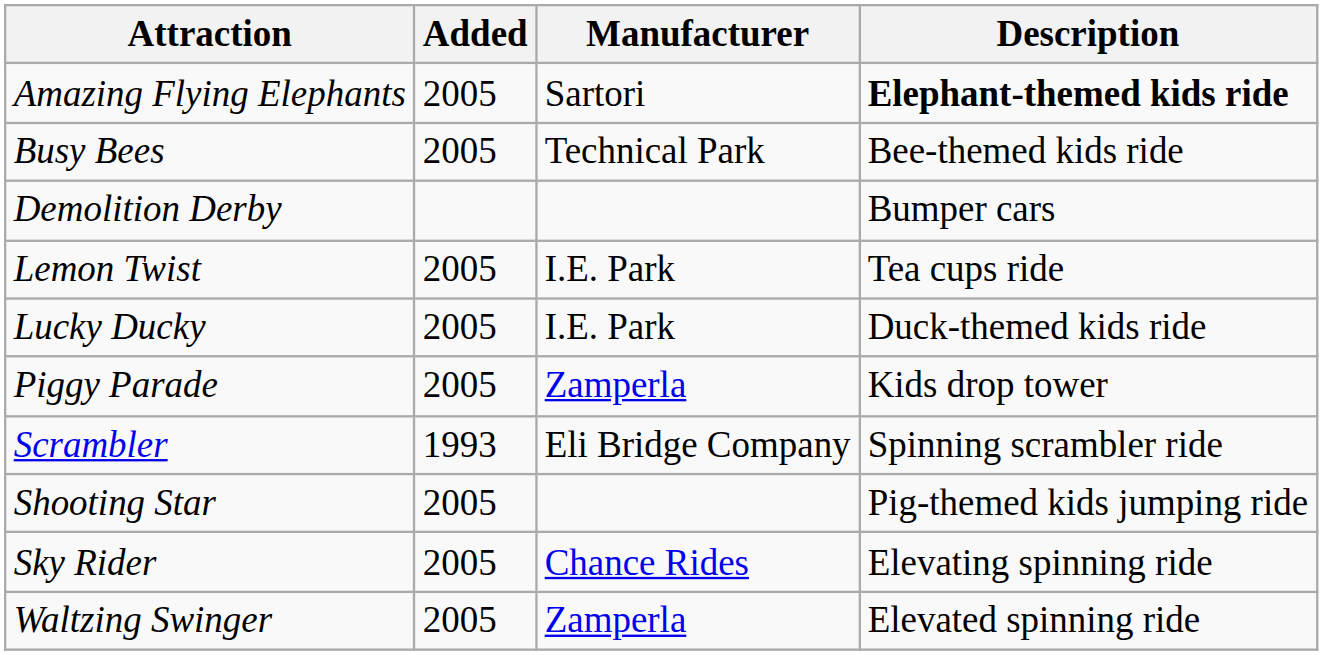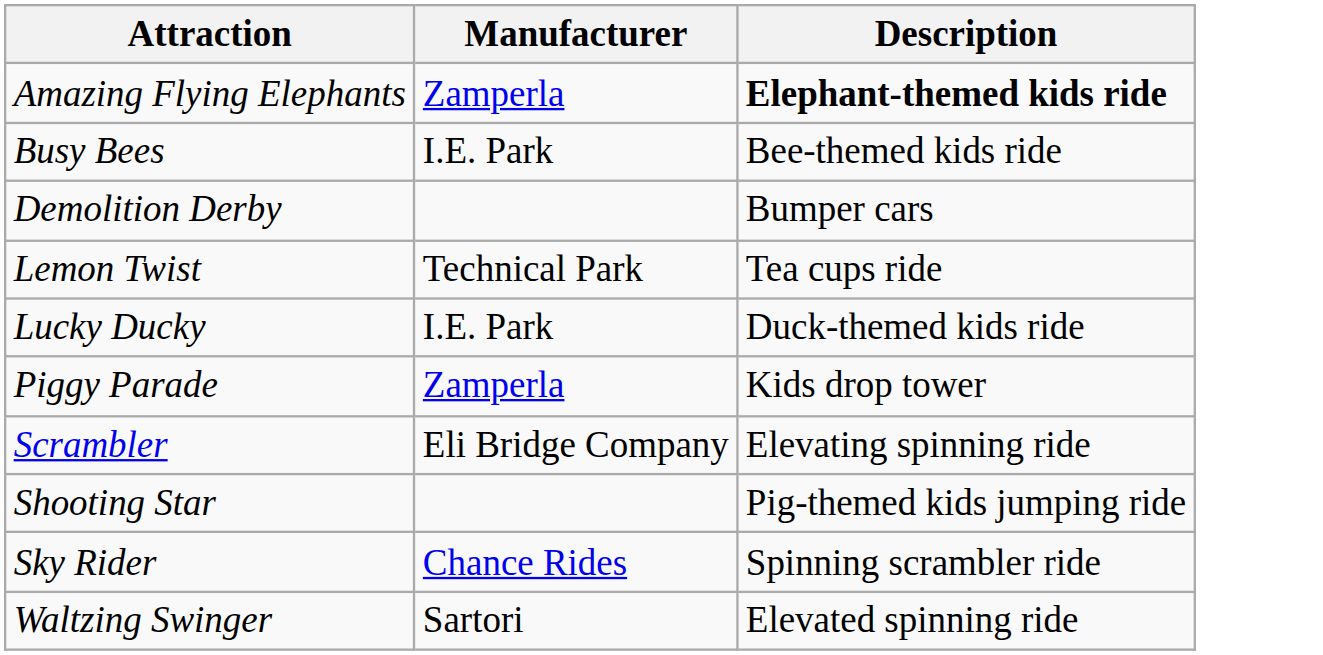- column: (475, 33)
(595, 92) Sartori -> (494, 92) Zamperla
(655, 151) Technical Park -> (488, 151) I.E. Park
(610, 268) I.E. Park -> (533, 268) Technical Park
(1045, 444) Spinning scrambler ride -> (918, 444) Elevating spinning ride
(1040, 561) Elevating spinning ride -> (923, 561) Spinning scrambler ride
(615, 619) Zamperla -> (473, 619) Sartori
